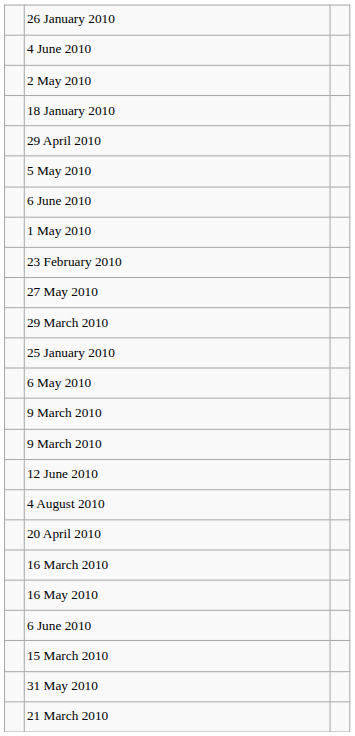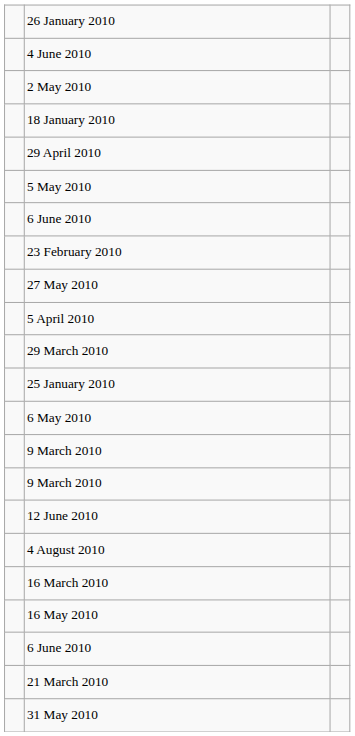- row: (14, 232)
+ row: (14, 319)
- row: (14, 535)
- row: (14, 656)
rows swapped: (14, 717) <-> (14, 686)
